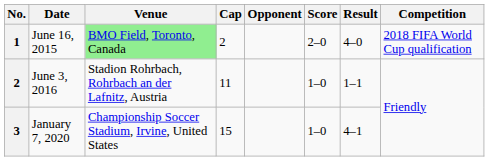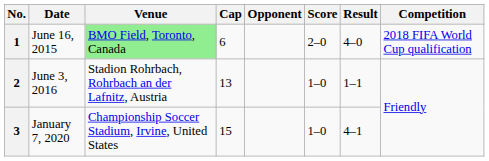(222, 41) 2 -> (222, 41) 6
(225, 83) 11 -> (226, 83) 13
